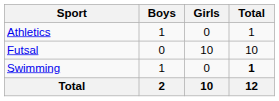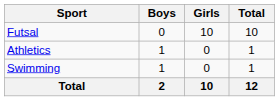rows swapped: (29, 31) <-> (23, 50)
(252, 68) bold -> (252, 68) normal
